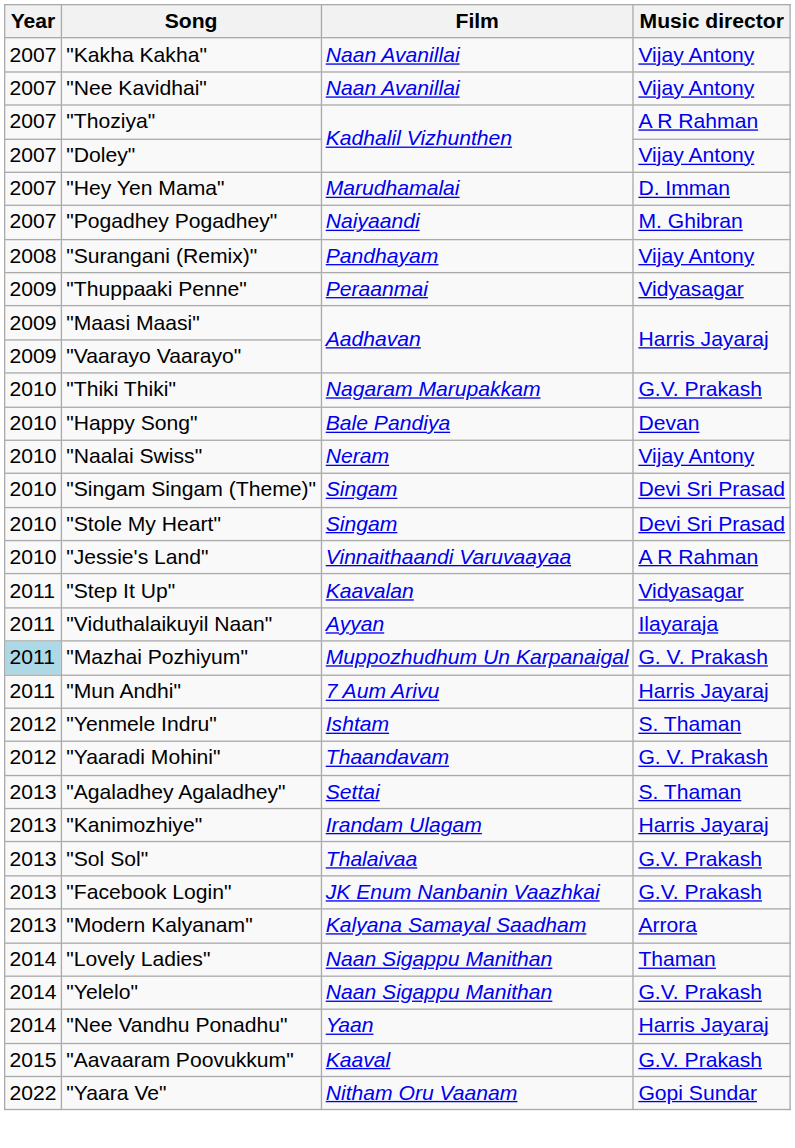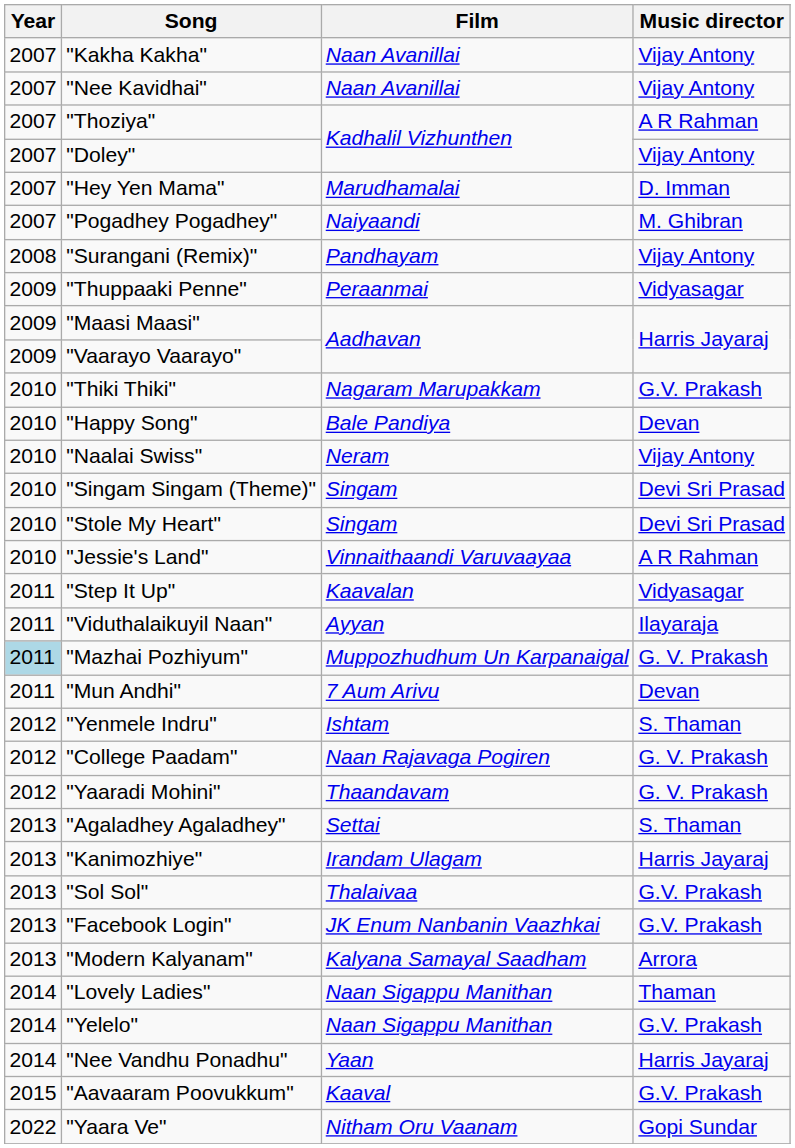(704, 691) Harris Jayaraj -> (669, 691) Devan
+ row: (152, 758)
